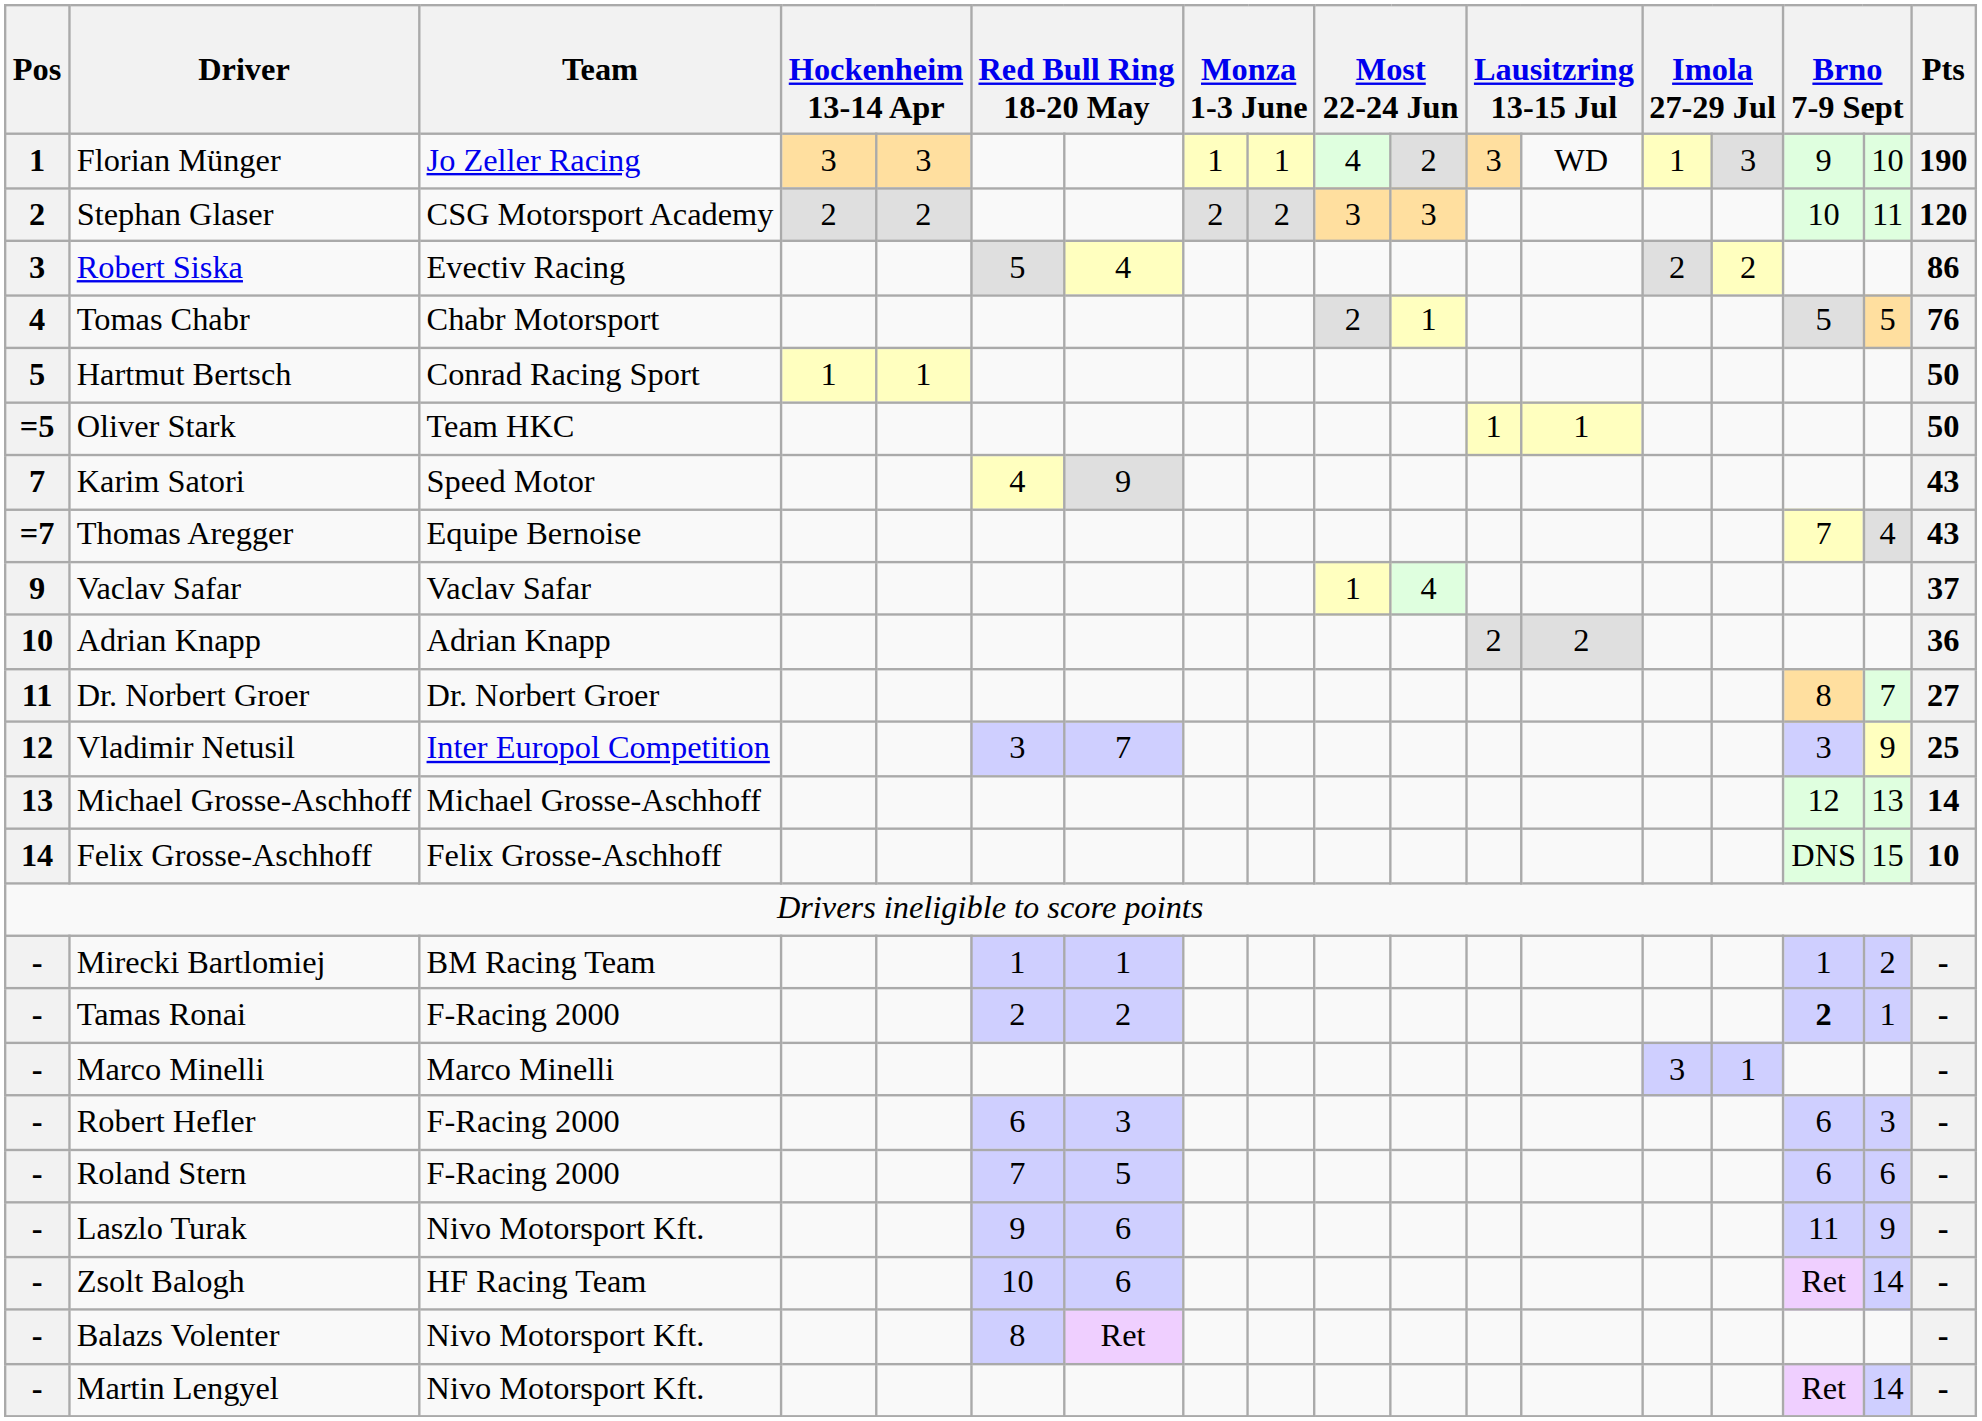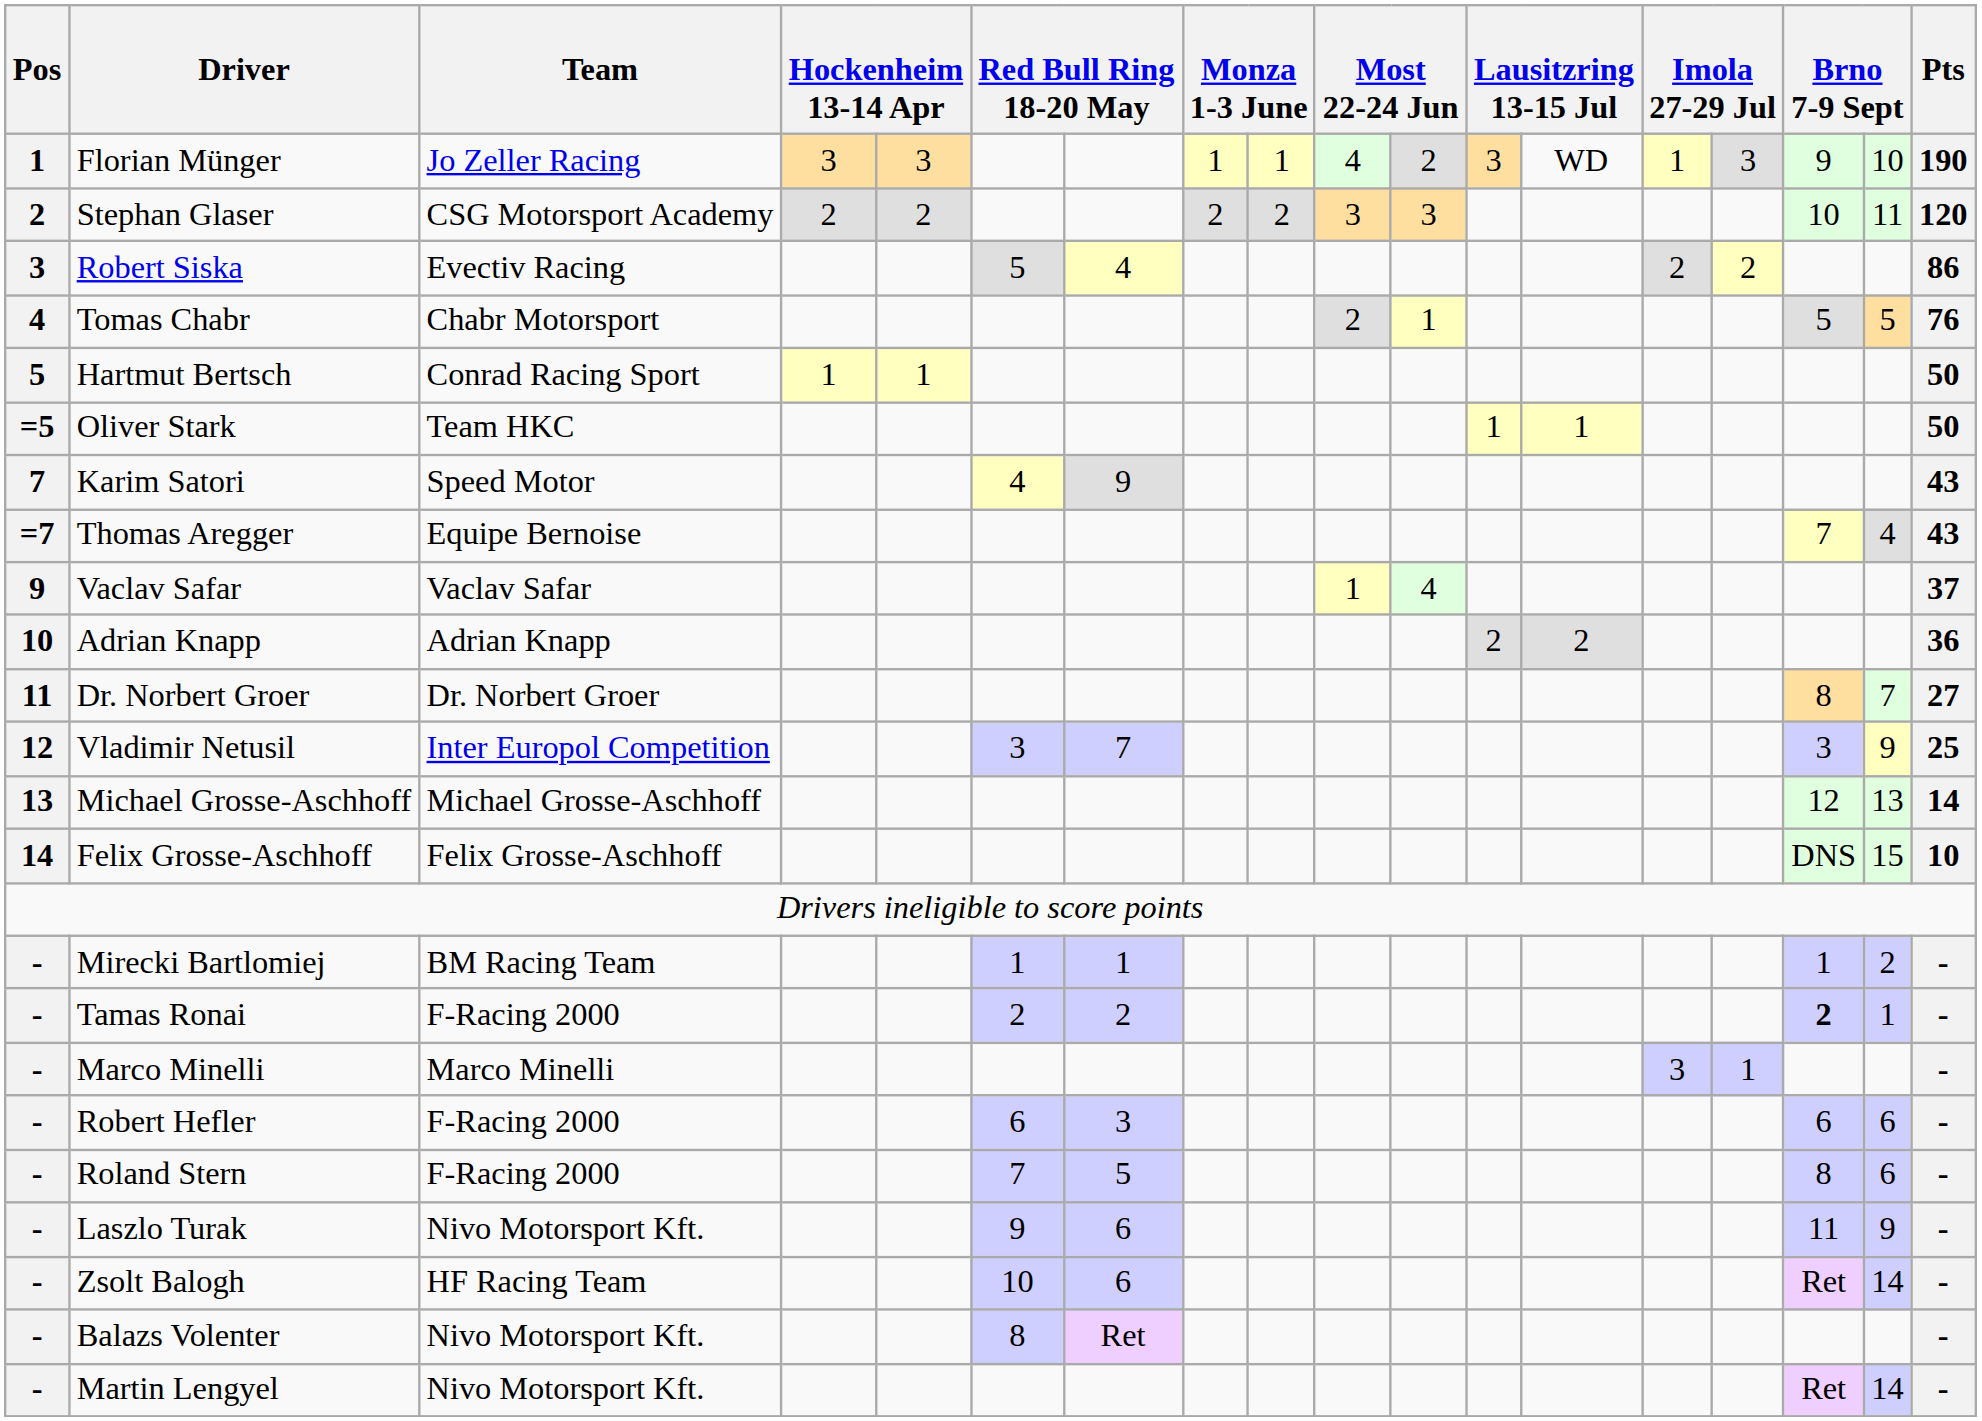(1887, 1121) 3 -> (1887, 1121) 6
(1824, 1174) 6 -> (1824, 1174) 8
